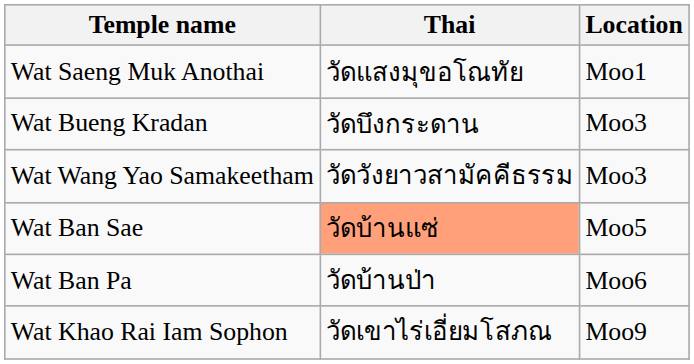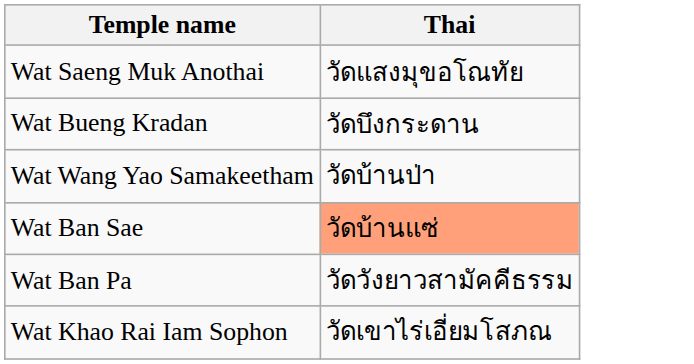- column: (634, 24)
(450, 176) วัดวังยาวสามัคคีธรรม -> (380, 176) วัดบ้านป่า
(380, 280) วัดบ้านป่า -> (450, 280) วัดวังยาวสามัคคีธรรม
